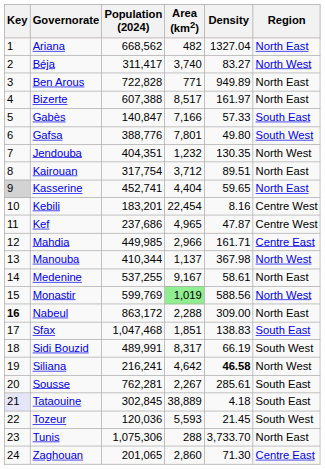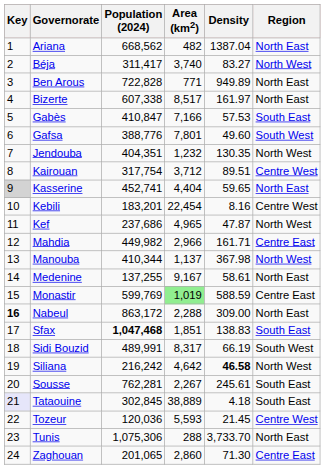(230, 46) 1327.04 -> (230, 46) 1387.04
(142, 100) 607,388 -> (142, 100) 607,338
(142, 117) 140,847 -> (142, 117) 410,847
(236, 117) 57.33 -> (236, 117) 57.53
(236, 135) 49.80 -> (236, 135) 49.60
(282, 171) North East -> (287, 171) Centre West
(287, 224) Centre West -> (284, 224) North West
(142, 242) 449,985 -> (142, 242) 449,982
(142, 277) 537,255 -> (142, 277) 137,255
(233, 295) 588.56 -> (233, 295) 588.59
(284, 295) North West -> (285, 295) Centre East
(137, 330) normal -> (137, 330) bold
(142, 366) 216,241 -> (142, 366) 216,242
(233, 384) 285.61 -> (233, 384) 245.61
(284, 419) South West -> (287, 419) Centre West
